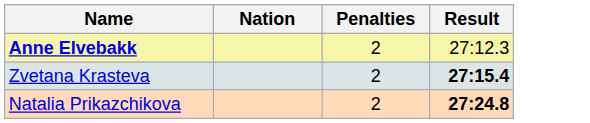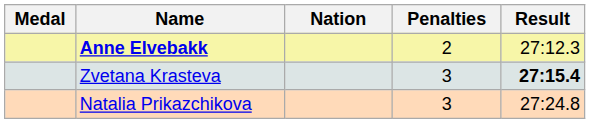+ column: (40, 19)
(376, 76) 2 -> (447, 76) 3
(376, 105) 2 -> (447, 105) 3
(479, 105) bold -> (550, 105) normal
